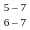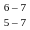rows swapped: (15, 22) <-> (15, 7)
